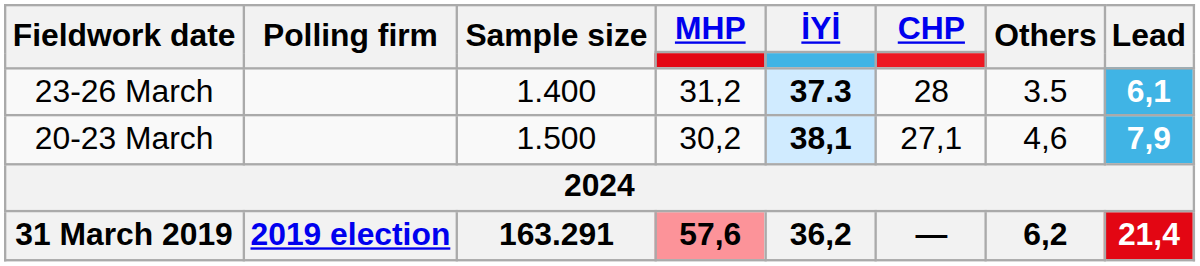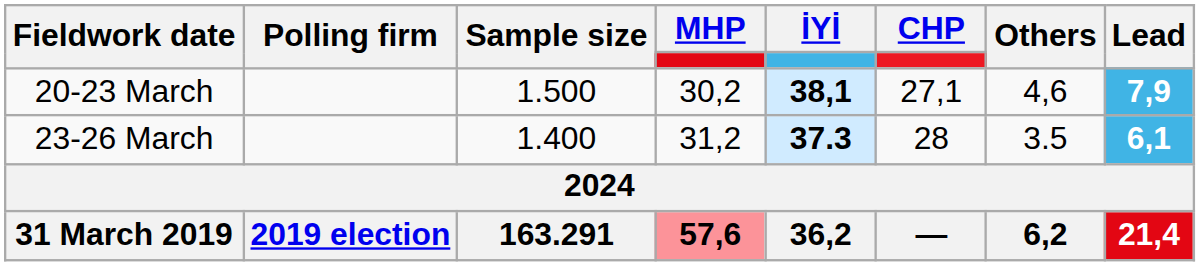rows swapped: (124, 90) <-> (124, 138)
